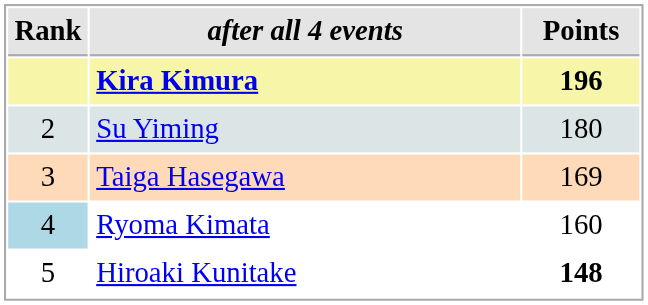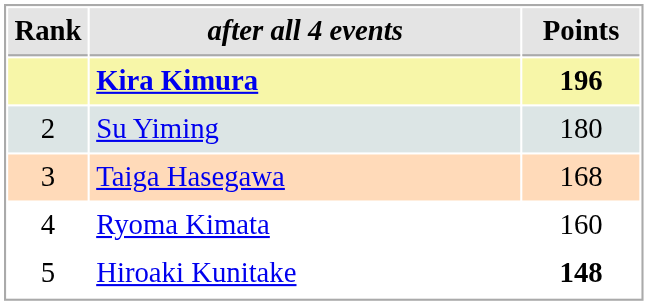(581, 176) 169 -> (581, 176) 168
(48, 224) lightblue background -> (48, 224) no background
